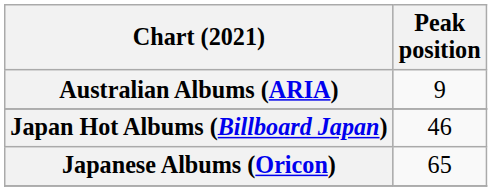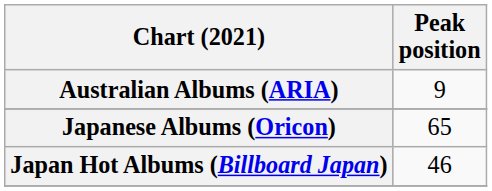rows swapped: (199, 127) <-> (199, 165)
